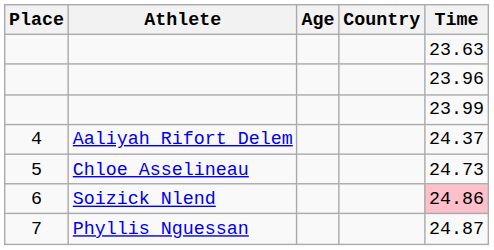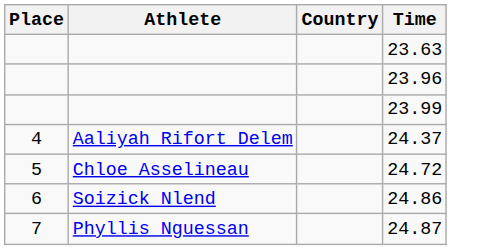- column: (318, 20)
(456, 169) 24.73 -> (415, 169) 24.72
(456, 199) pink background -> (415, 199) no background
